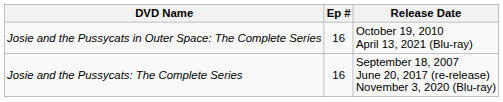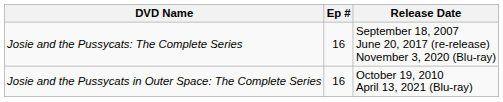rows swapped: (125, 75) <-> (164, 37)
